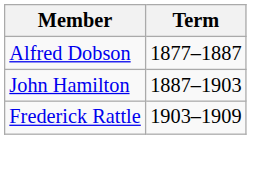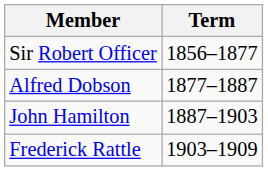+ row: (83, 52)
